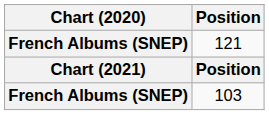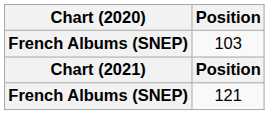rows swapped: (228, 95) <-> (228, 43)
